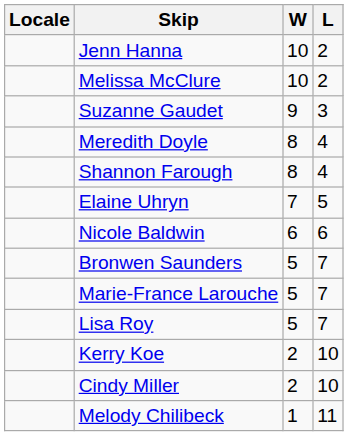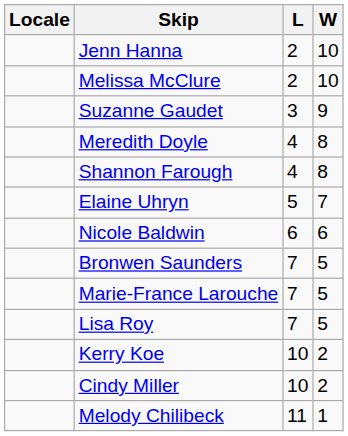columns swapped: (298, 19) <-> (328, 19)
